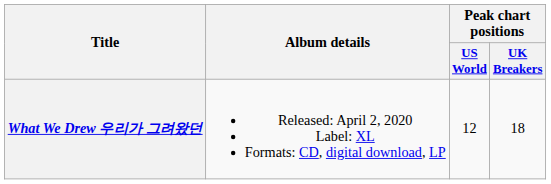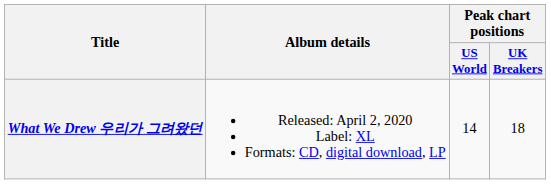(469, 128) 12 -> (469, 128) 14
